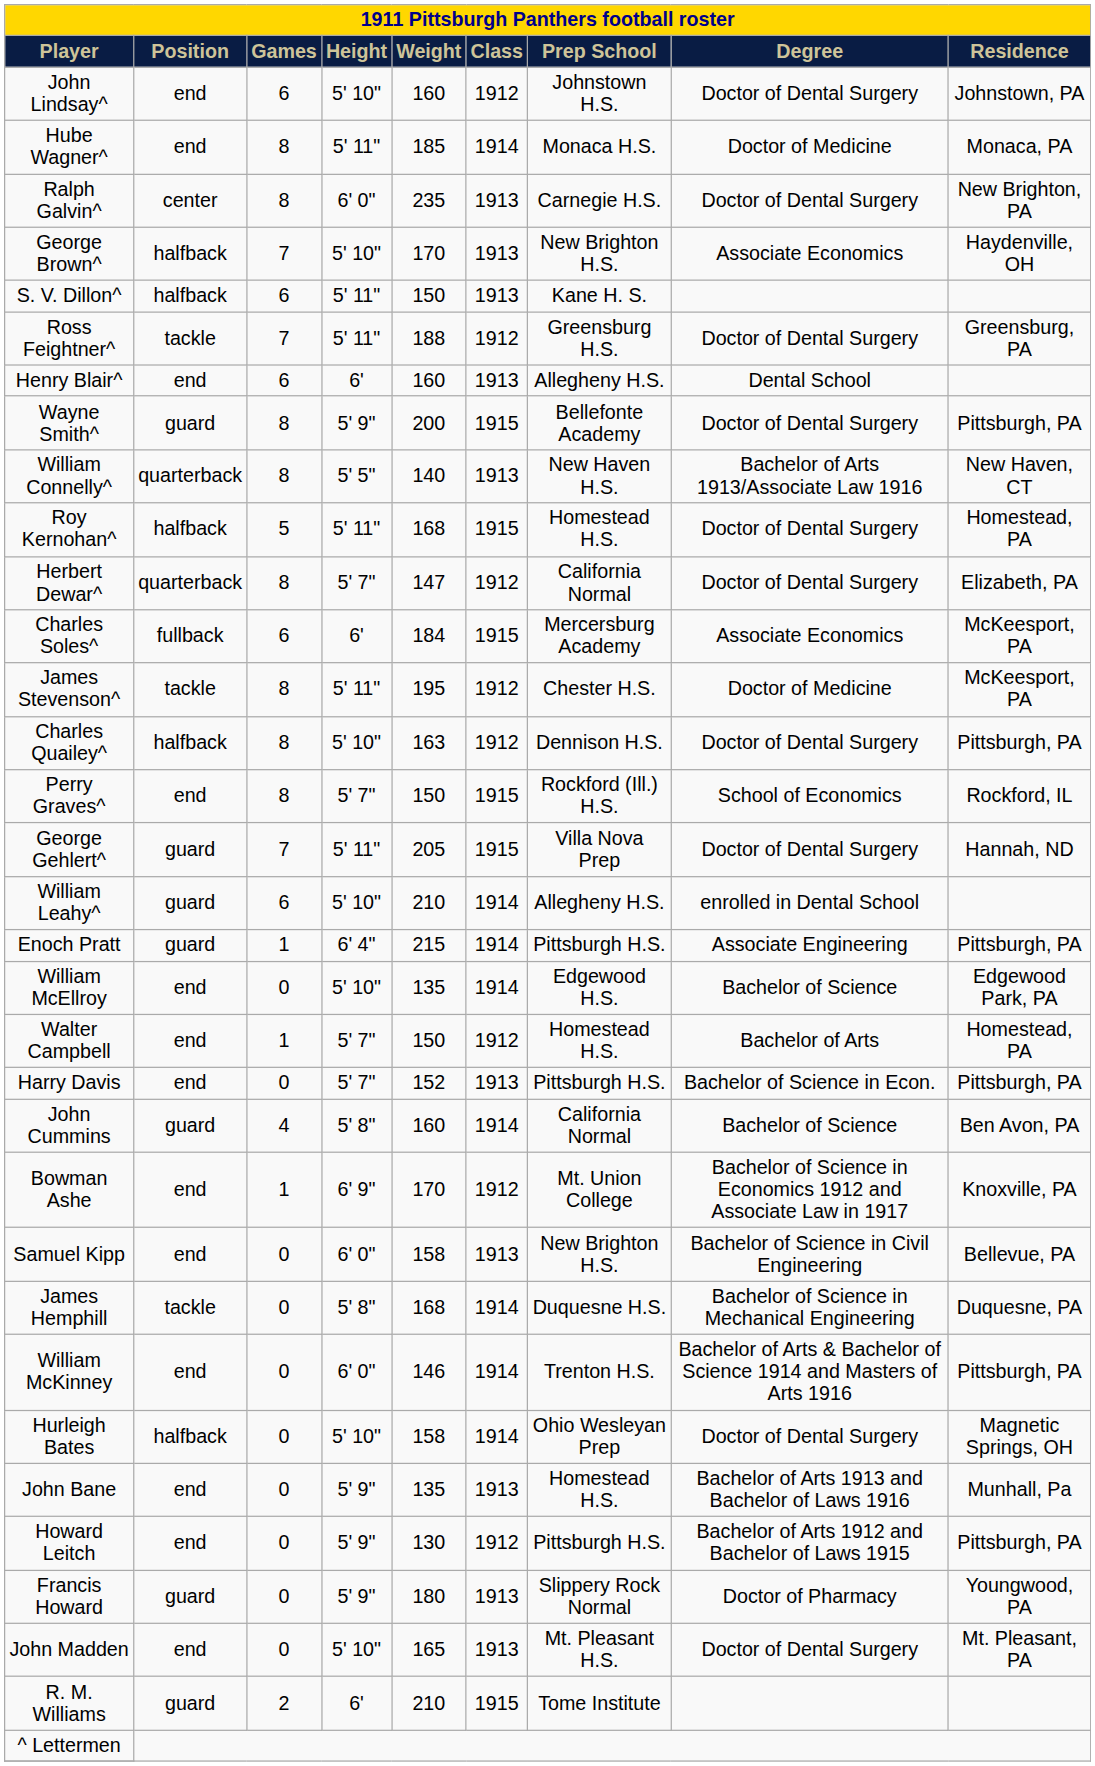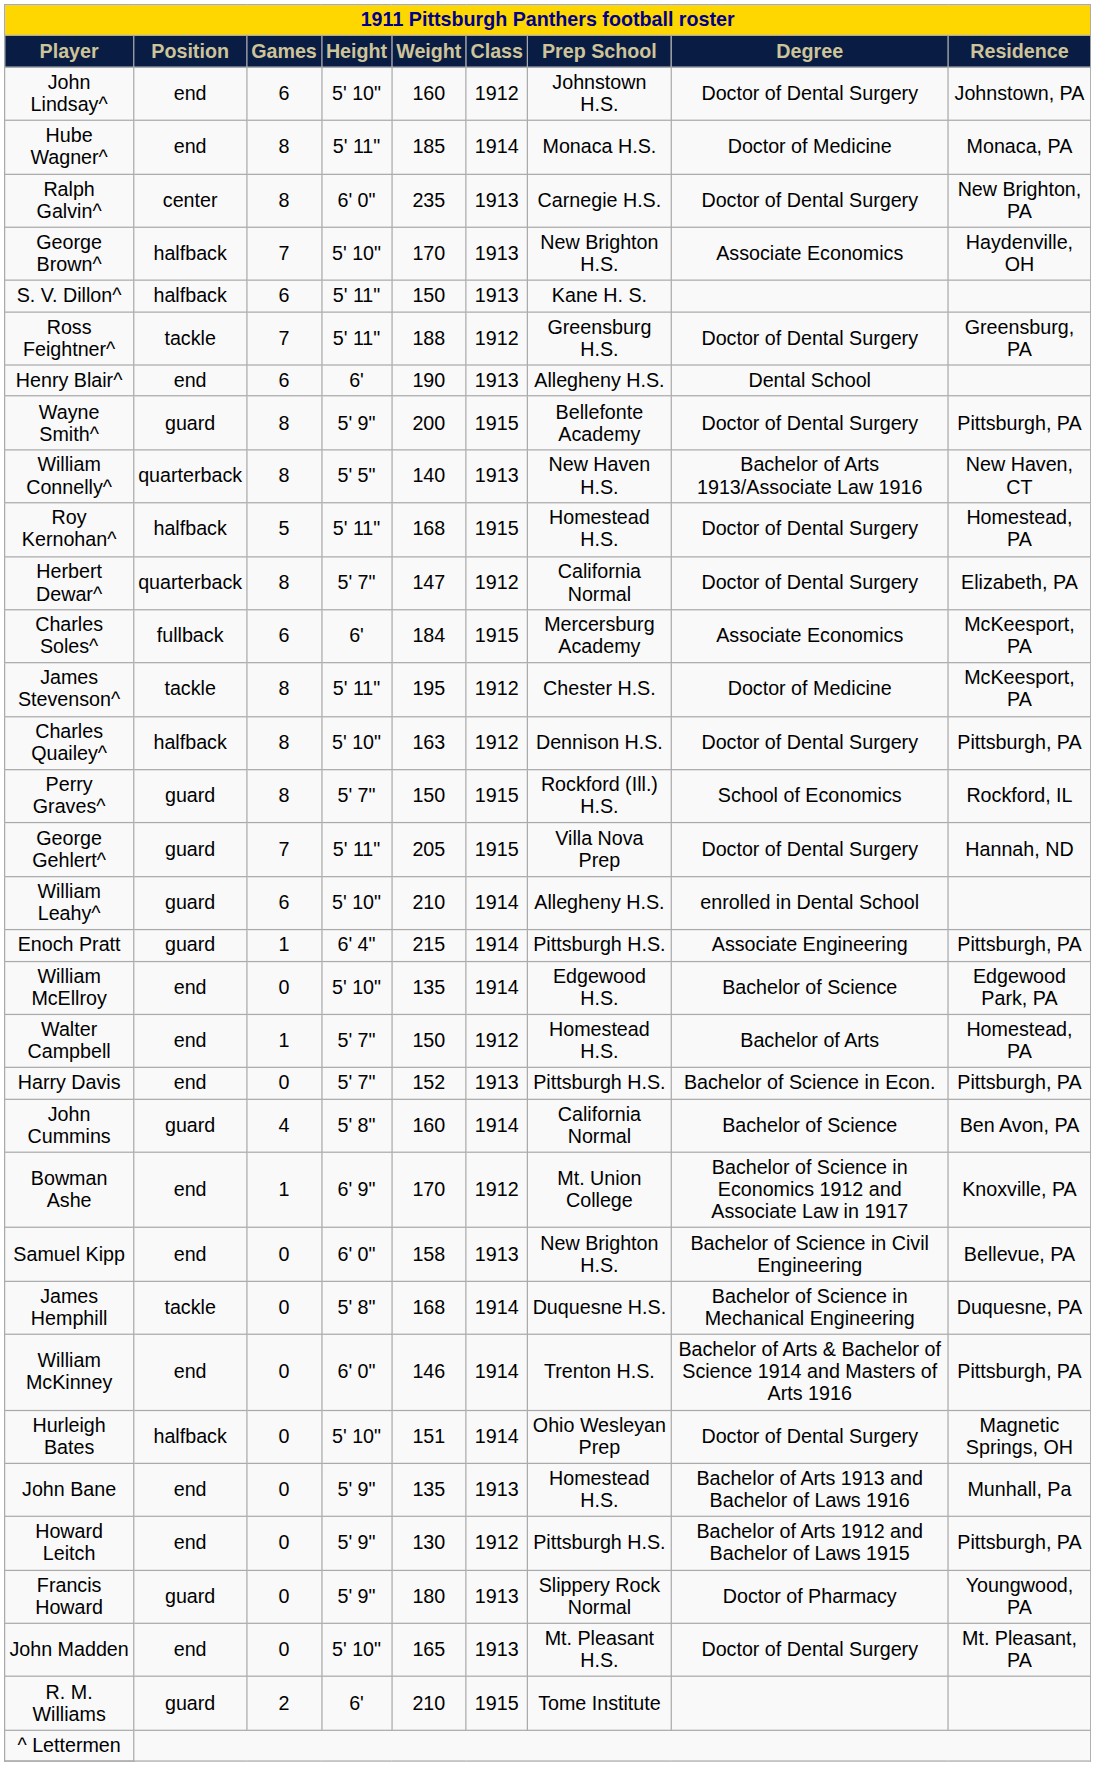(429, 380) 160 -> (429, 380) 190
(190, 796) end -> (190, 796) guard
(429, 1436) 158 -> (429, 1436) 151
